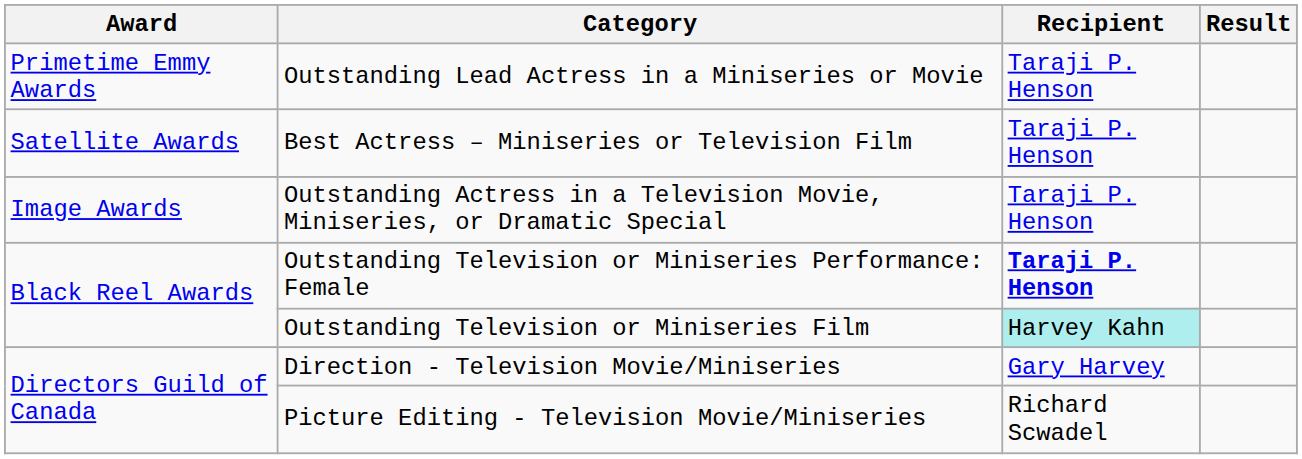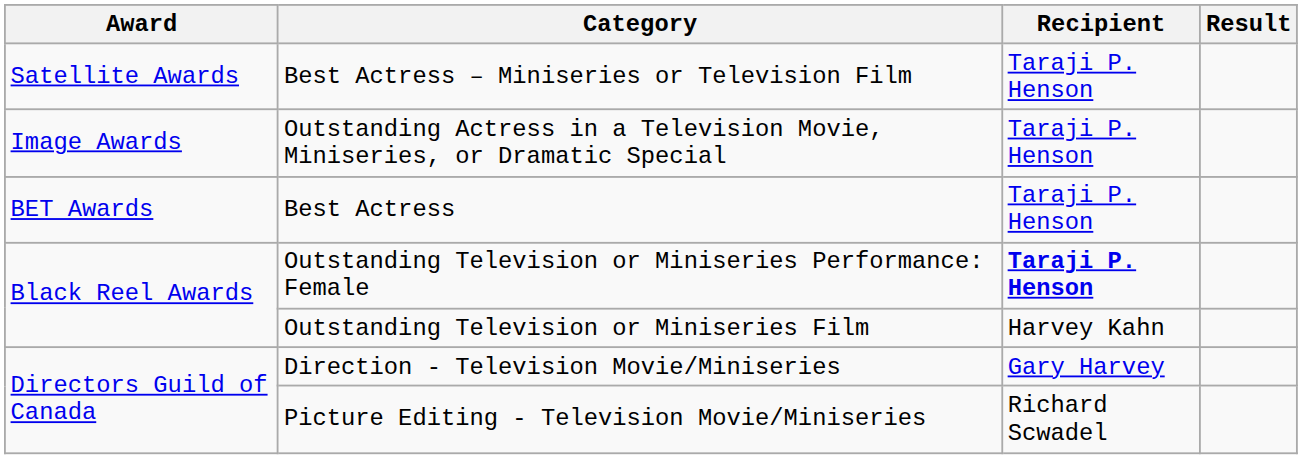- row: (634, 77)
+ row: (370, 209)
(1086, 328) paleturquoise background -> (1086, 328) no background
